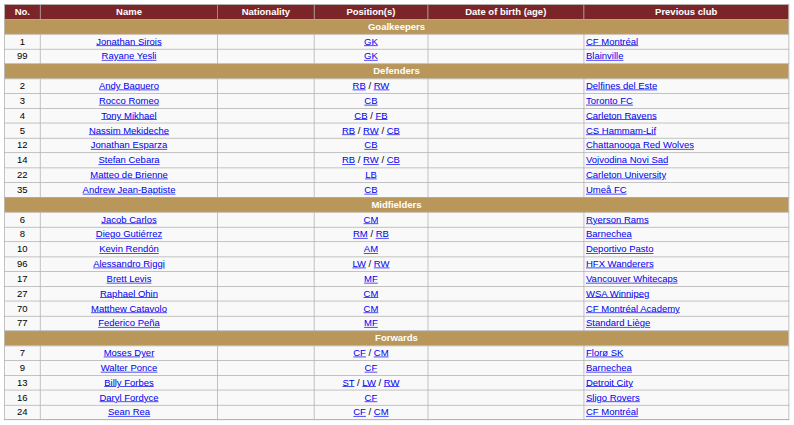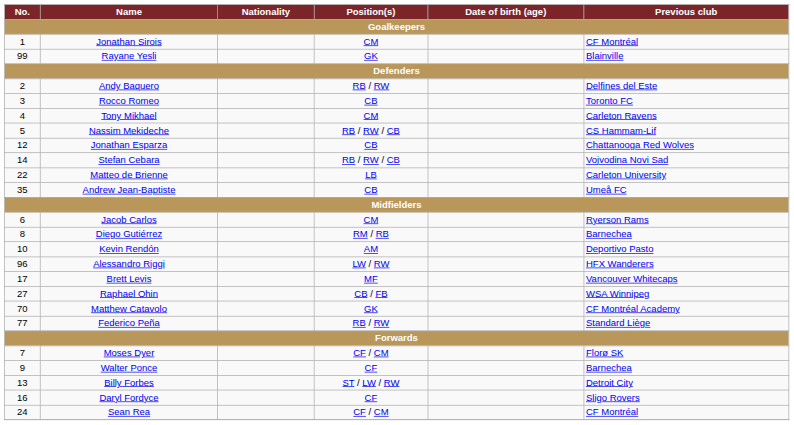(371, 41) GK -> (371, 41) CM
(371, 115) CB / FB -> (371, 115) CM
(371, 293) CM -> (371, 293) CB / FB
(371, 308) CM -> (371, 308) GK
(371, 323) MF -> (371, 323) RB / RW
